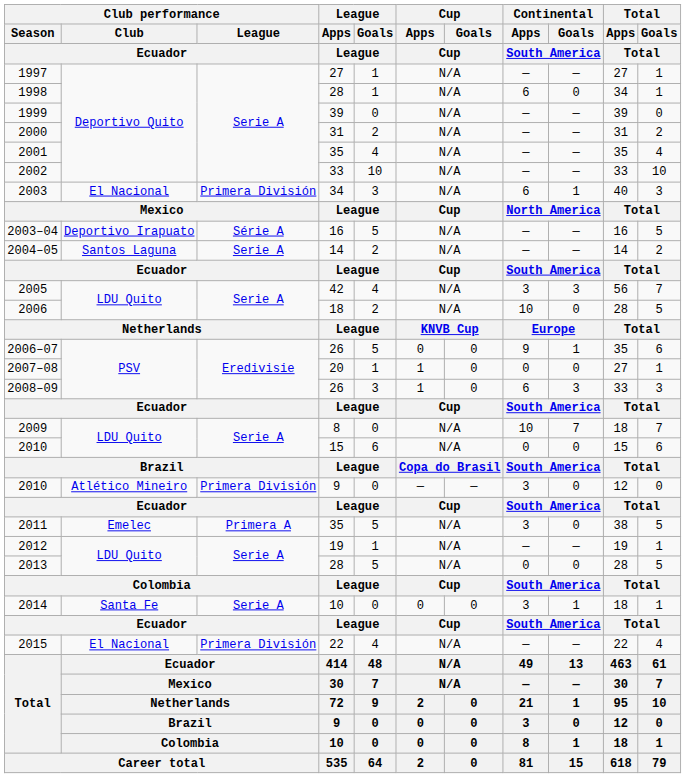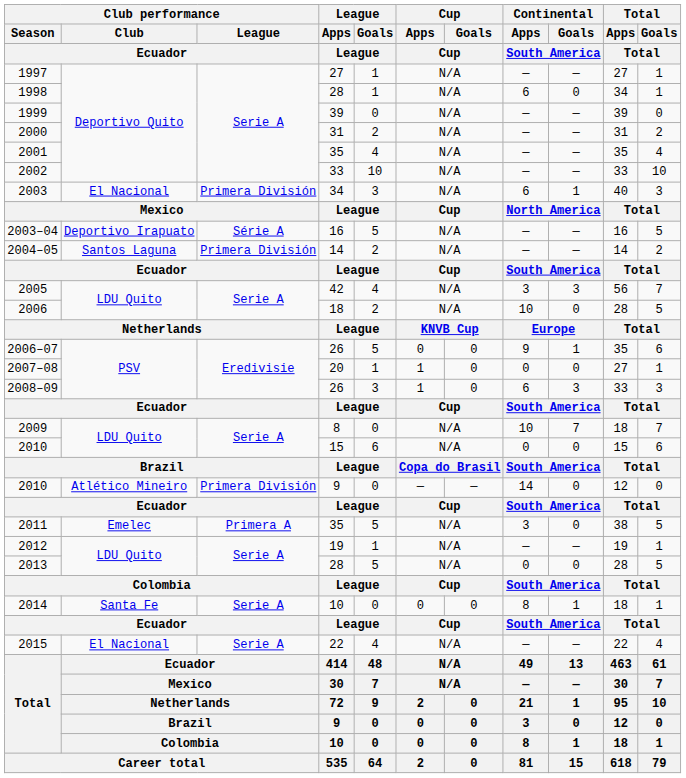(258, 251) Serie A -> (258, 251) Primera División
(526, 487) 3 -> (526, 487) 14
(526, 605) 3 -> (526, 605) 8
(258, 645) Primera División -> (258, 645) Serie A
